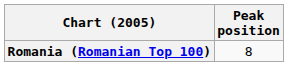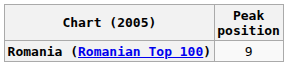(249, 51) 8 -> (249, 51) 9
